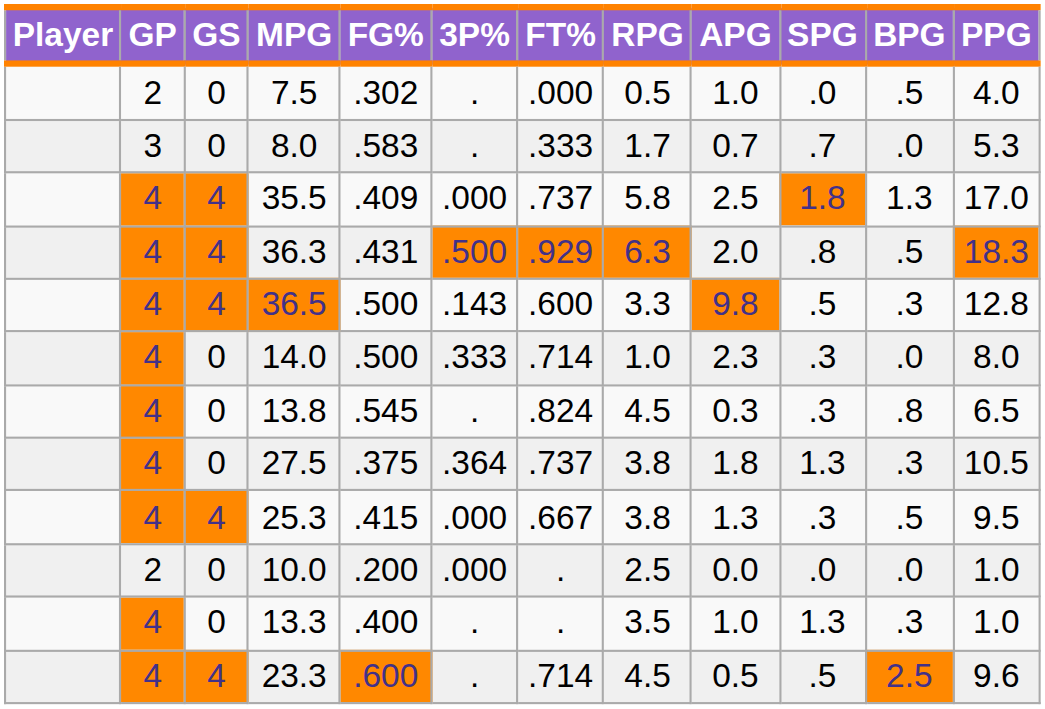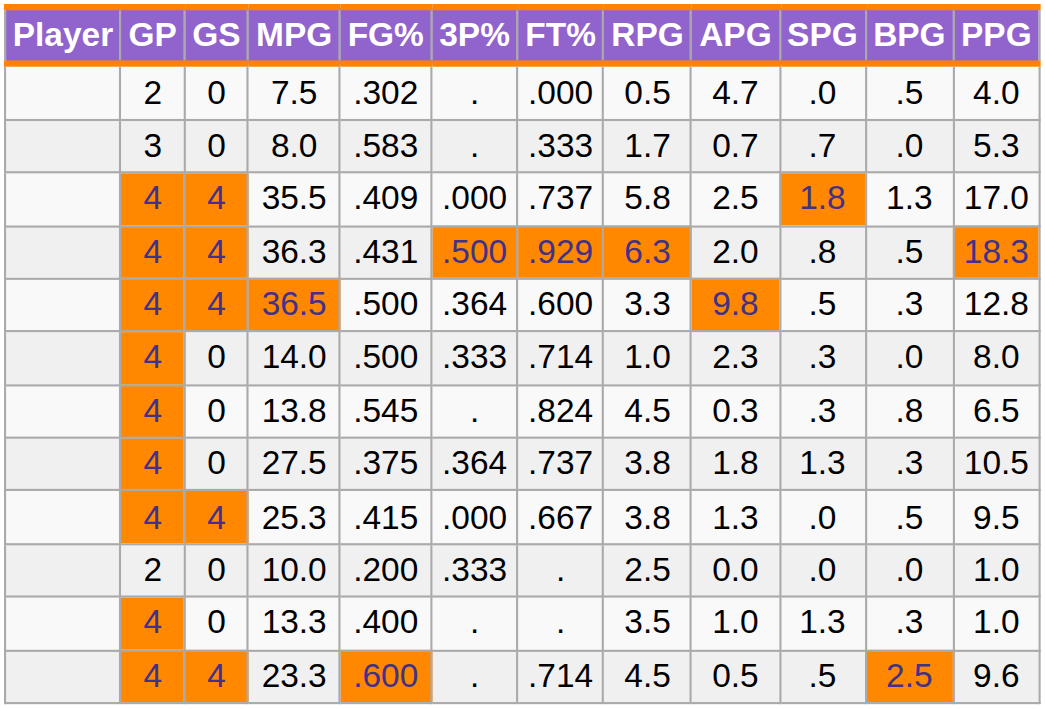(735, 92) 1.0 -> (735, 92) 4.7
(475, 304) .143 -> (475, 304) .364
(822, 516) .3 -> (822, 516) .0
(475, 569) .000 -> (475, 569) .333
